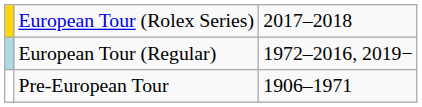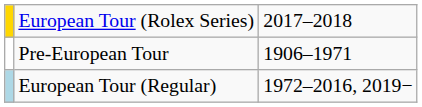rows swapped: (117, 53) <-> (93, 86)
